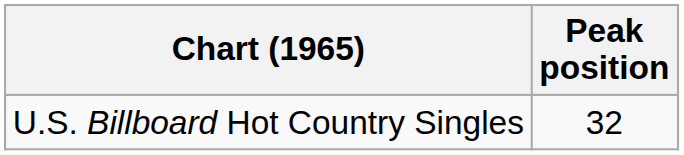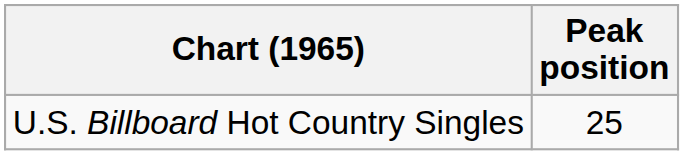(604, 121) 32 -> (604, 121) 25
